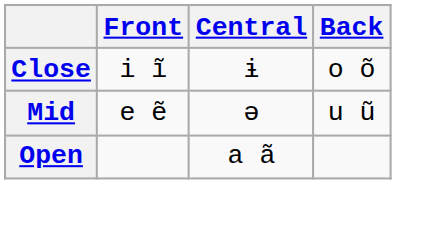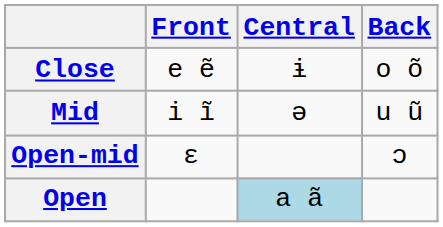(143, 70) i ĩ -> (191, 70) e ẽ
(143, 113) e ẽ -> (191, 113) i ĩ
+ row: (75, 156)
(251, 156) no background -> (299, 200) lightblue background
